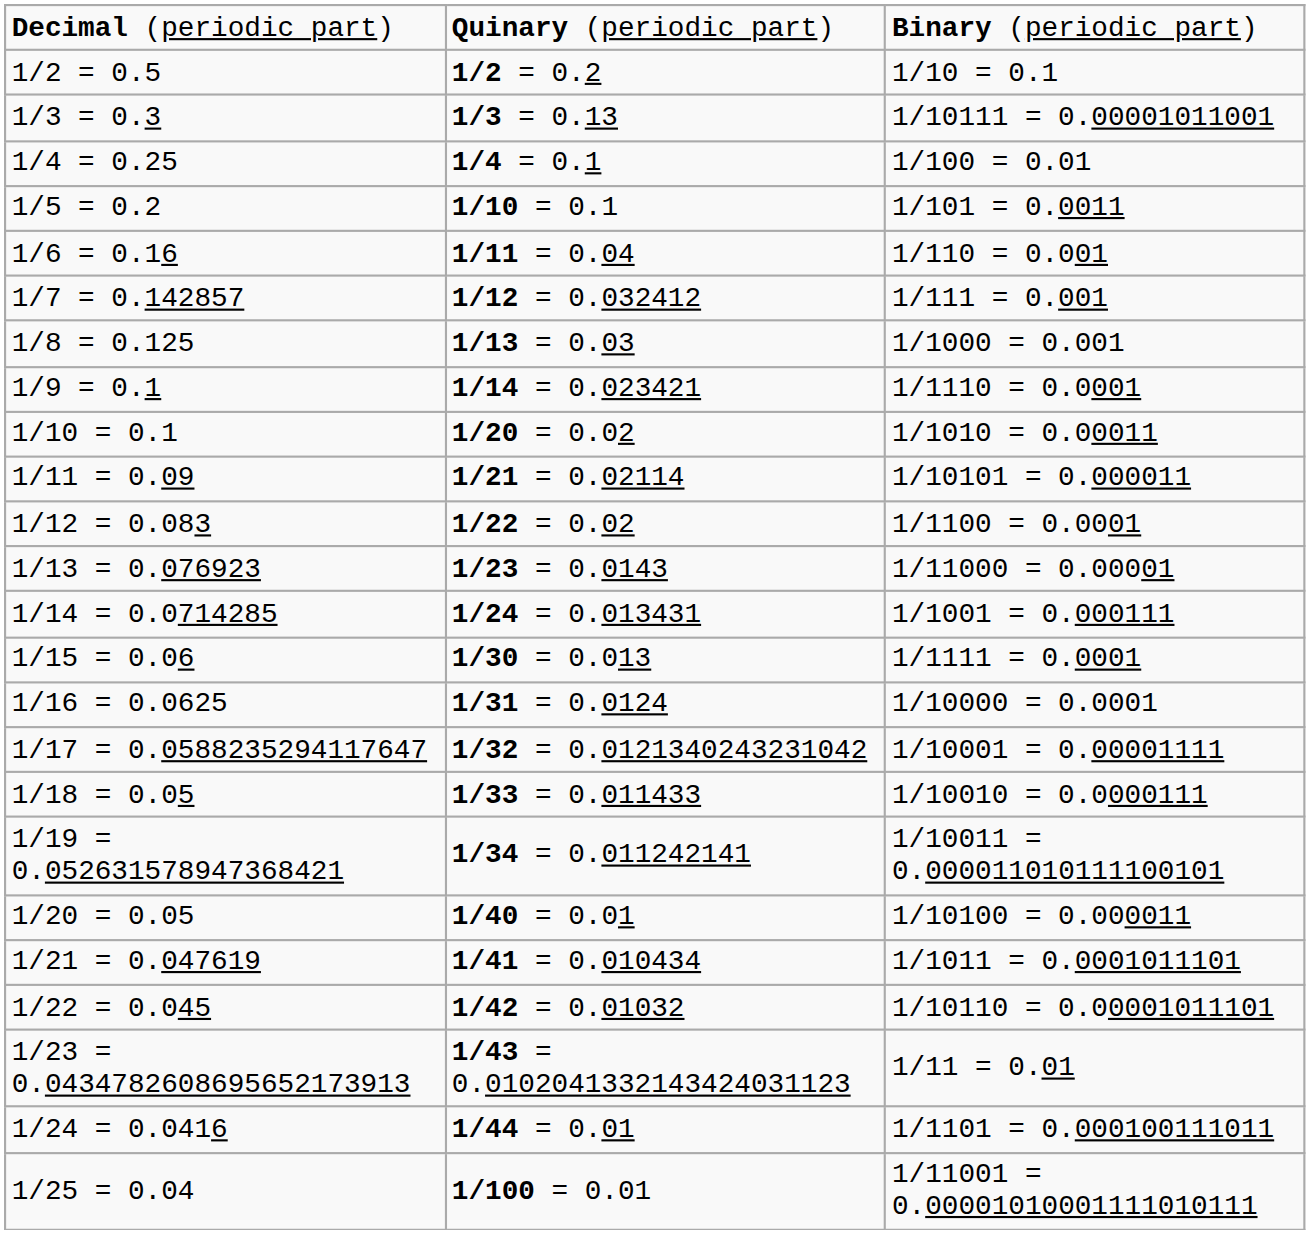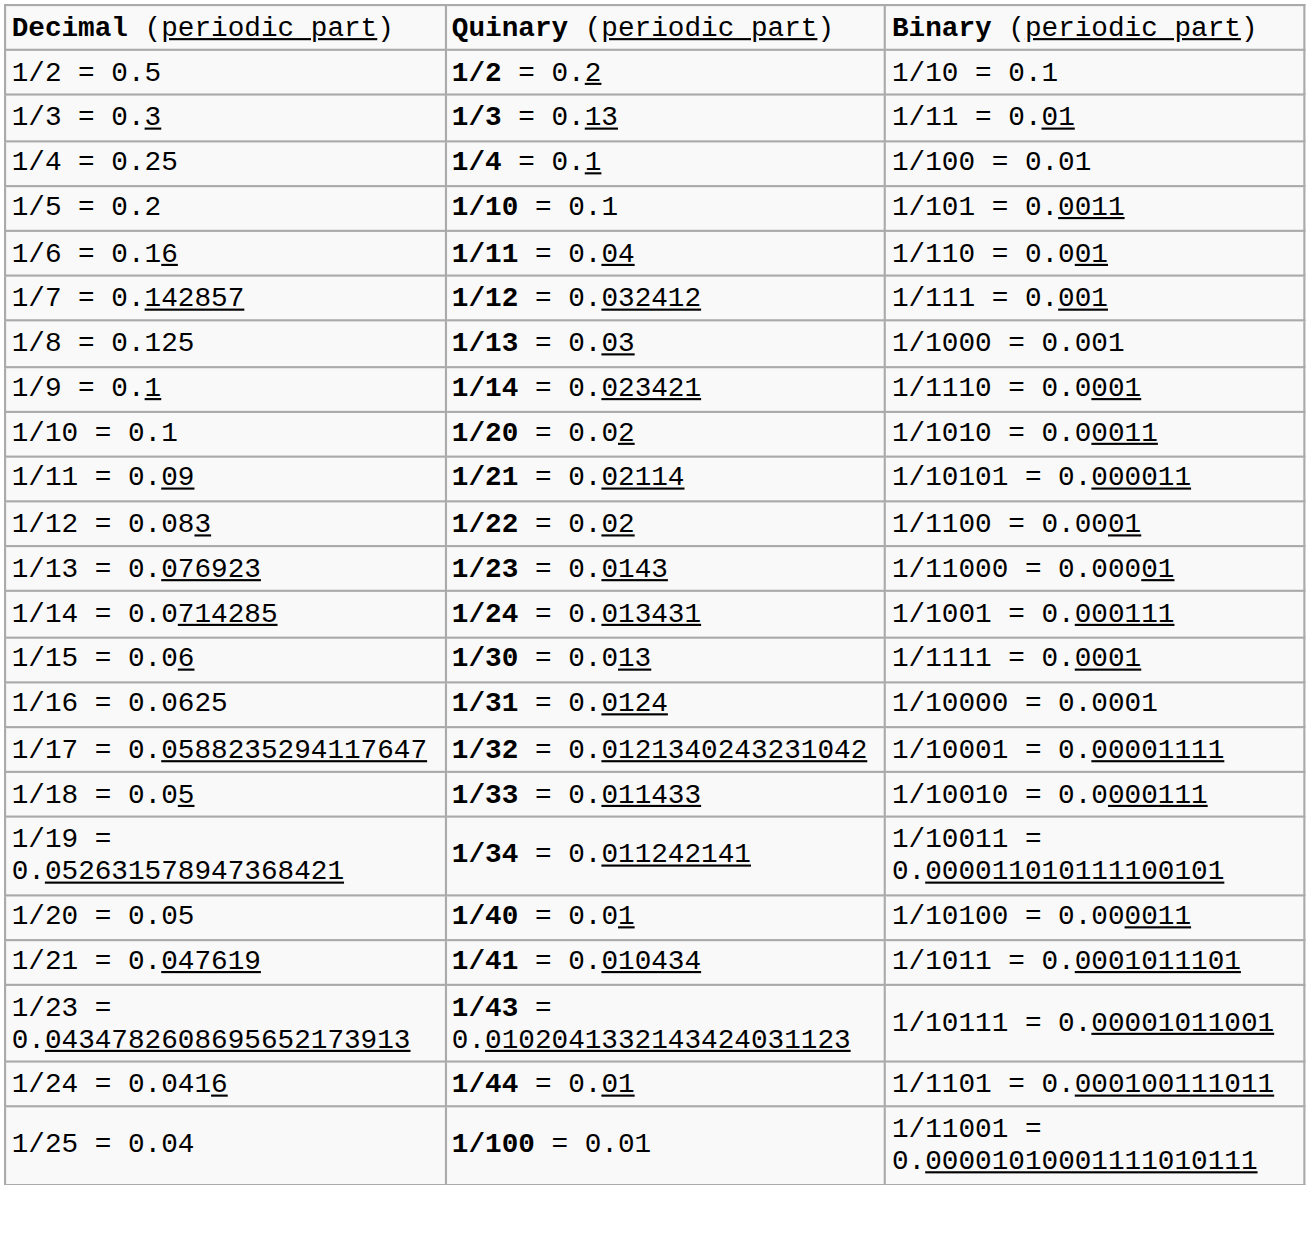(1083, 118) 1/10111 = 0.00001011001 -> (983, 118) 1/11 = 0.01
- row: (111, 1007)
(983, 1068) 1/11 = 0.01 -> (1083, 1023) 1/10111 = 0.00001011001
